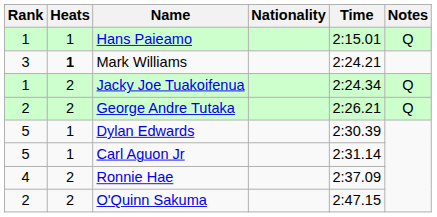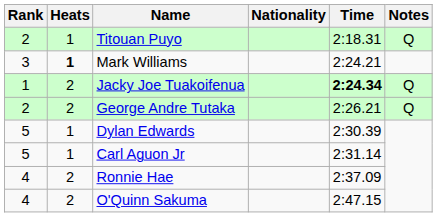- row: (144, 39)
+ row: (139, 39)
(357, 85) normal -> (357, 85) bold
(26, 200) 2 -> (26, 200) 4
